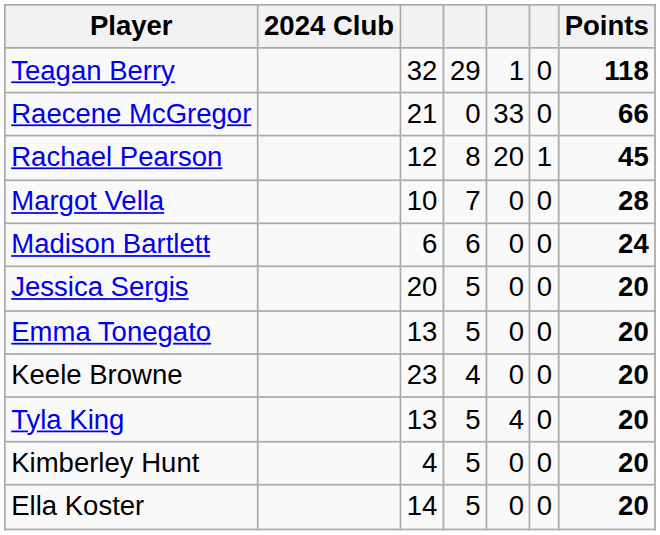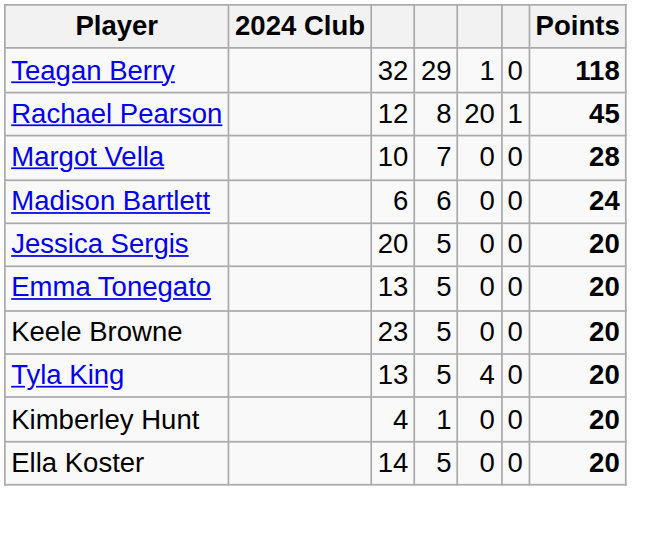- row: (131, 113)
(473, 375) 4 -> (444, 331) 5
(473, 462) 5 -> (444, 419) 1
